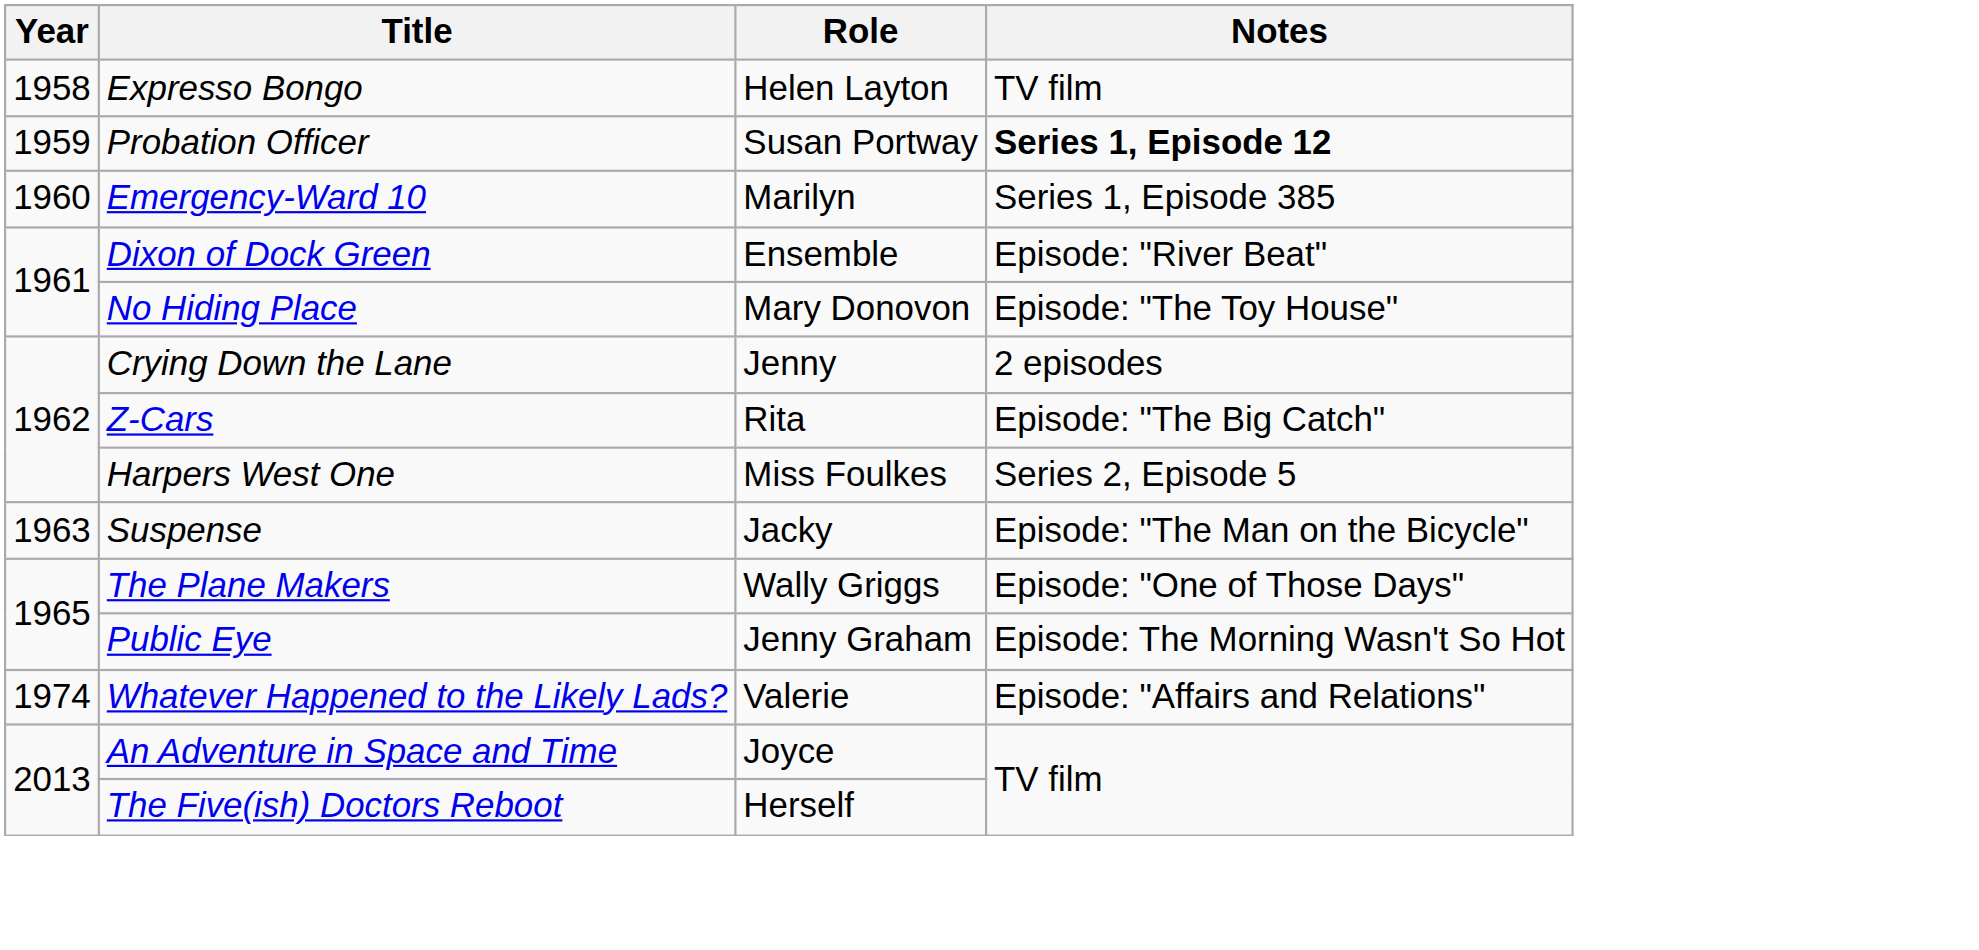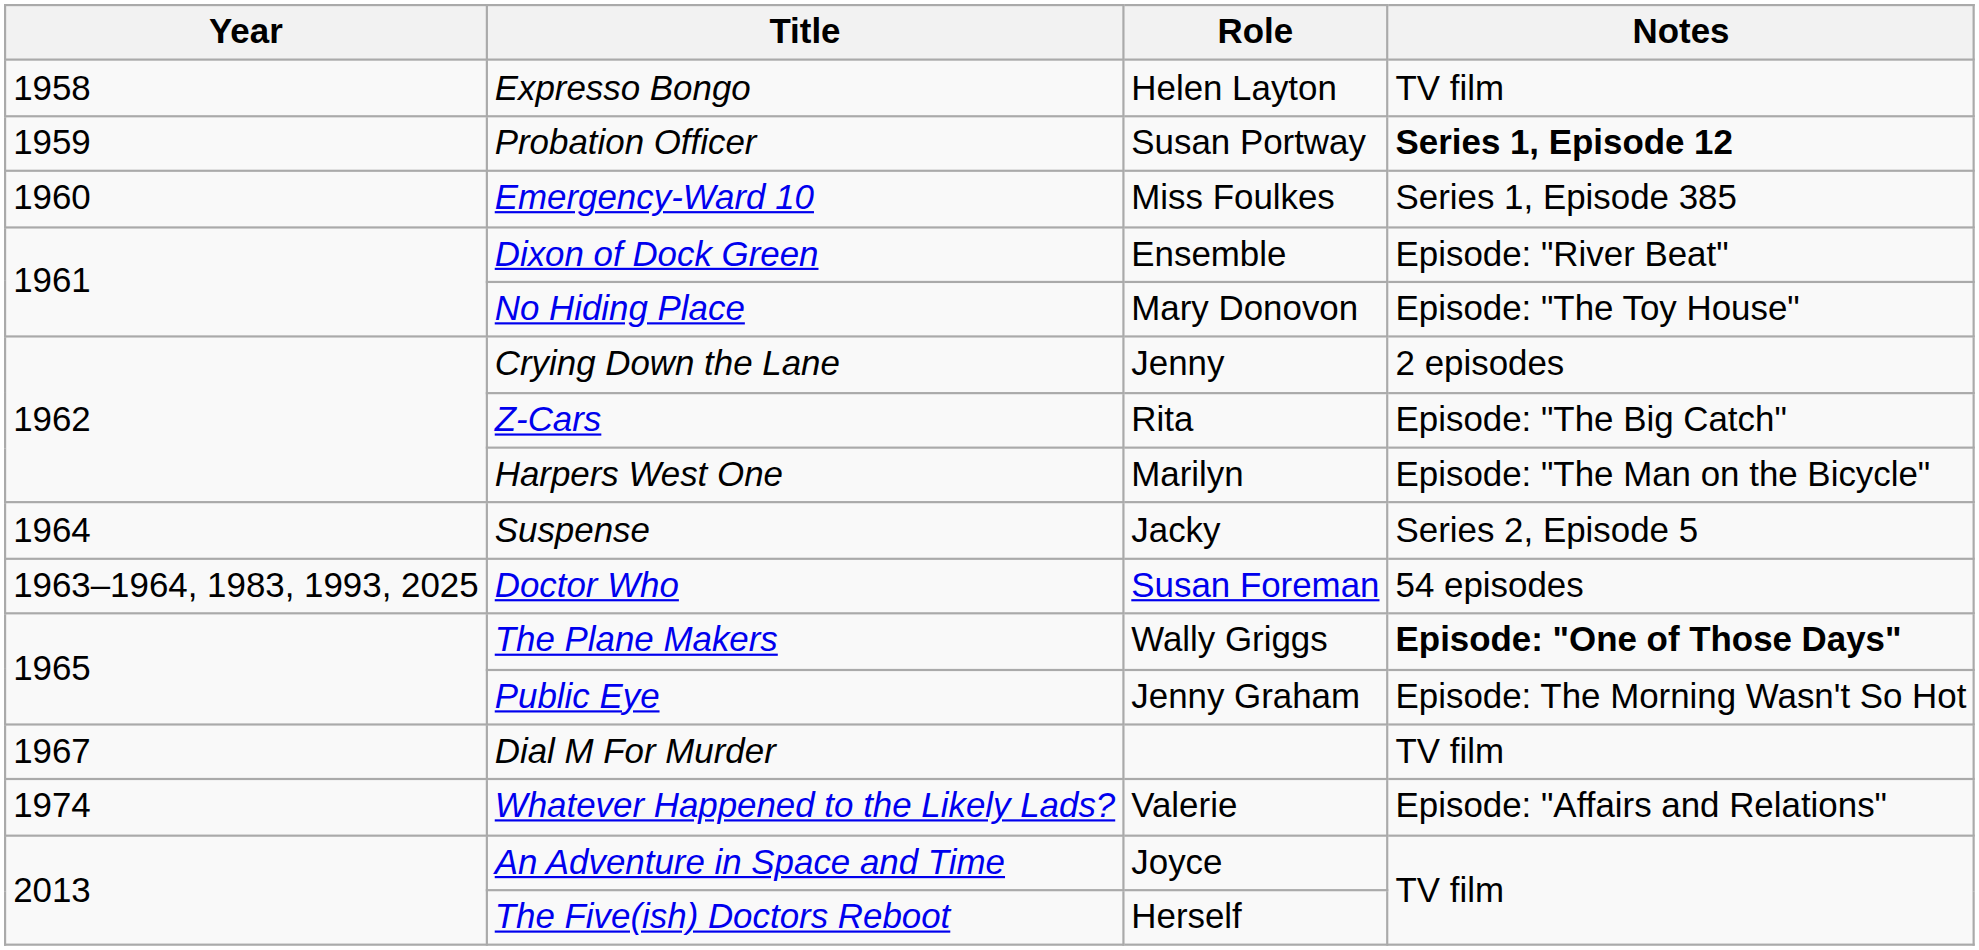(800, 198) Marilyn -> (1233, 198) Miss Foulkes
(845, 474) Miss Foulkes -> (1188, 474) Marilyn
(1145, 474) Series 2, Episode 5 -> (1663, 474) Episode: "The Man on the Bicycle"
(52, 530) 1963 -> (52, 530) 1964
(1261, 530) Episode: "The Man on the Bicycle" -> (1547, 530) Series 2, Episode 5
+ row: (587, 585)
(1229, 585) normal -> (1649, 640) bold
+ row: (635, 751)
